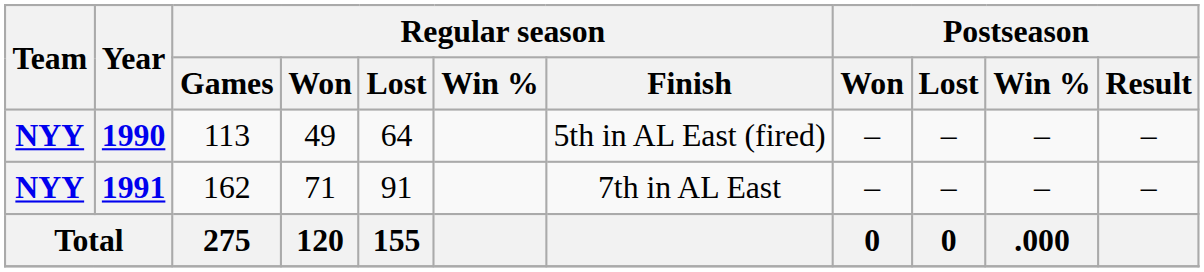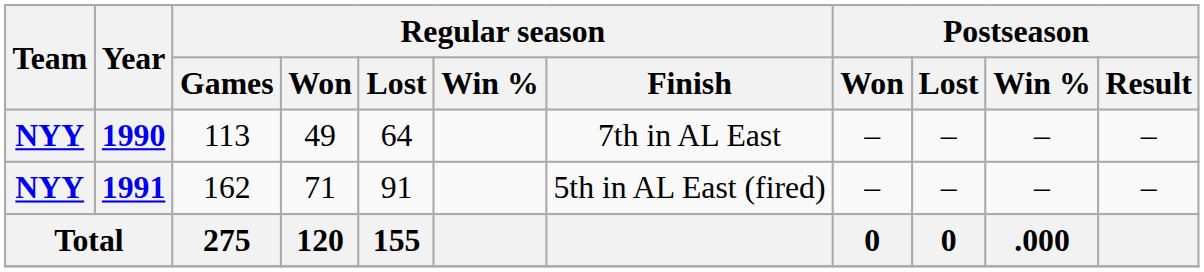(690, 135) 5th in AL East (fired) -> (690, 135) 7th in AL East
(690, 188) 7th in AL East -> (690, 188) 5th in AL East (fired)
